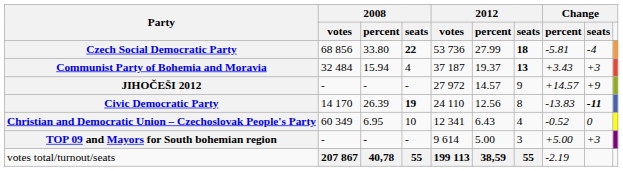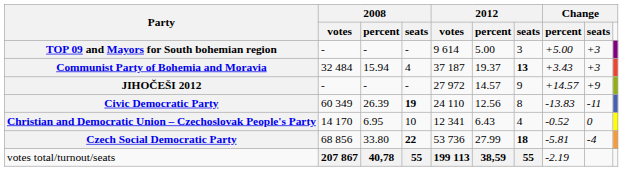rows swapped: (161, 49) <-> (161, 139)
(337, 103) 14 170 -> (337, 103) 60 349
(594, 103) bold -> (594, 103) normal
(337, 121) 60 349 -> (337, 121) 14 170
